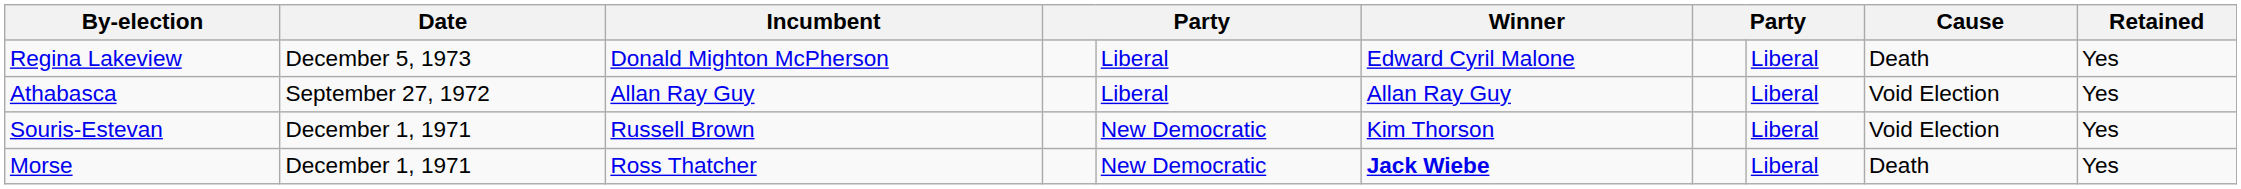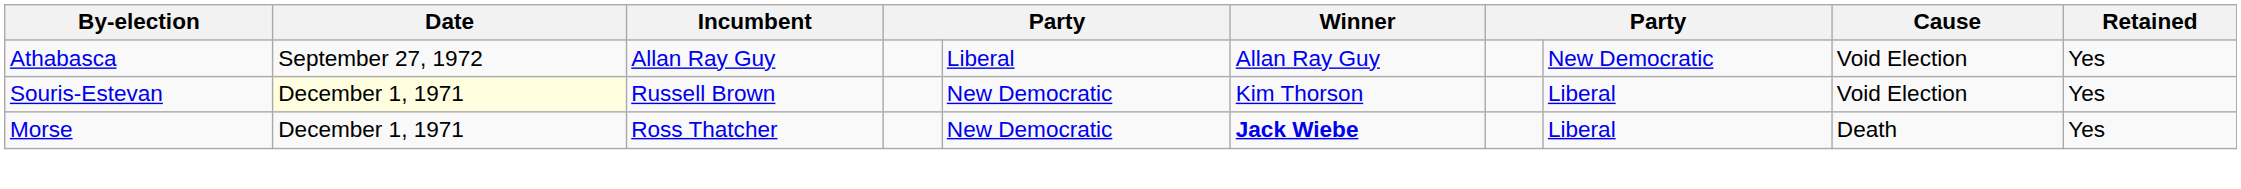- row: (96, 58)
(1785, 93) Liberal -> (1631, 58) New Democratic
(378, 129) no background -> (371, 93) lightyellow background
